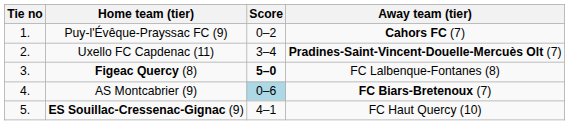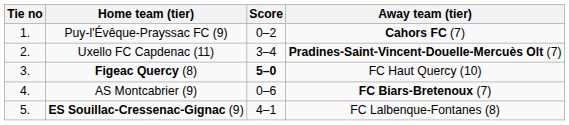(425, 71) FC Lalbenque-Fontanes (8) -> (425, 71) FC Haut Quercy (10)
(266, 91) lightblue background -> (266, 91) no background
(425, 110) FC Haut Quercy (10) -> (425, 110) FC Lalbenque-Fontanes (8)
